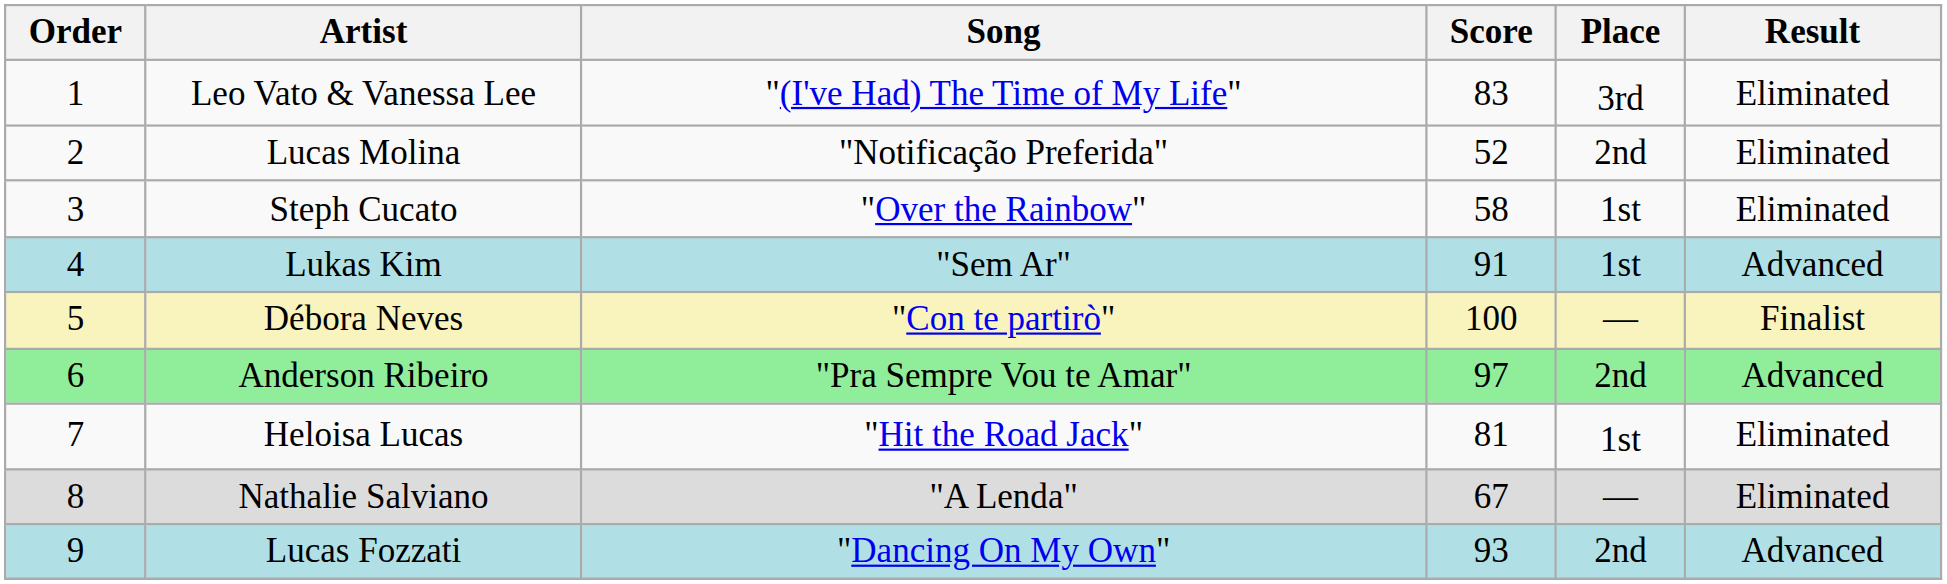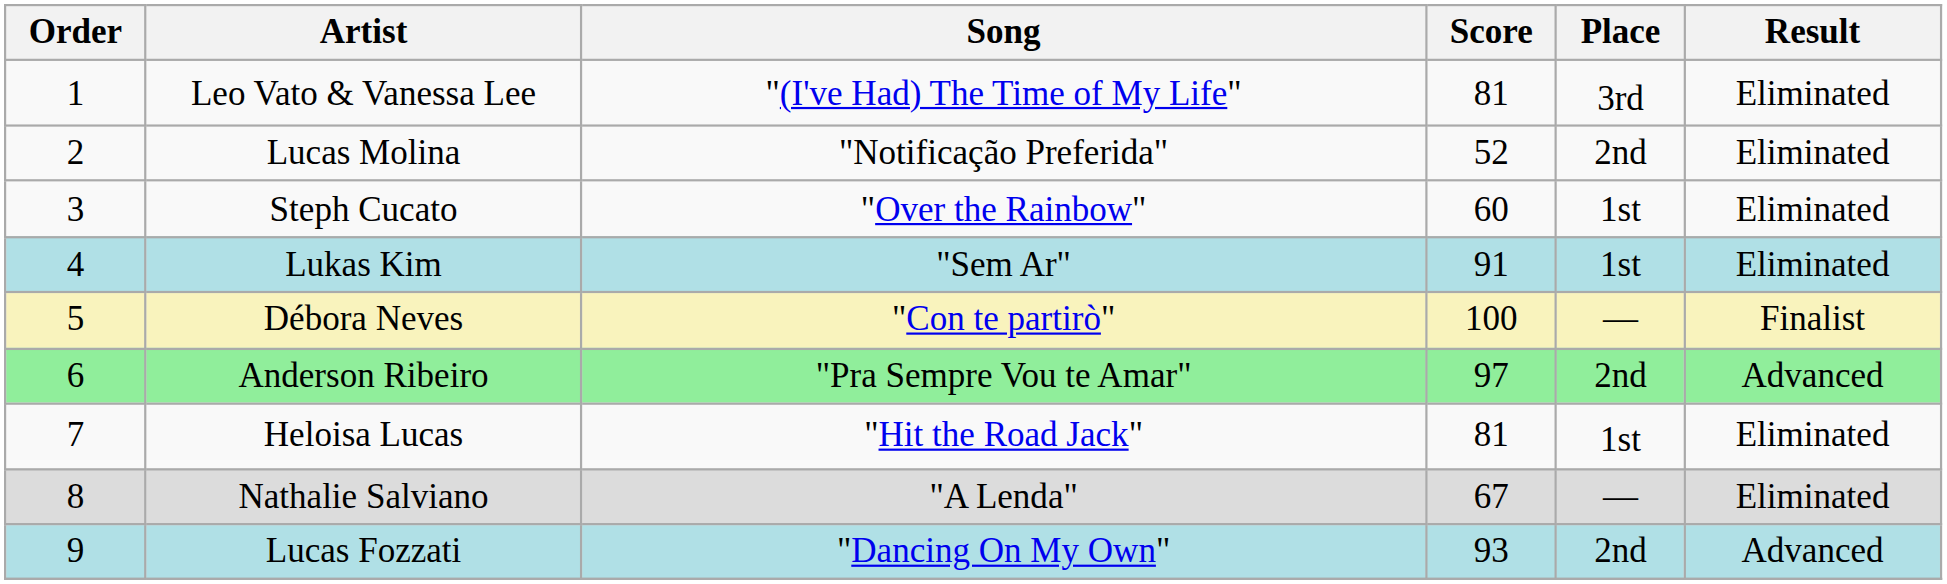(1491, 92) 83 -> (1491, 92) 81
(1491, 208) 58 -> (1491, 208) 60
(1813, 264) Advanced -> (1813, 264) Eliminated
